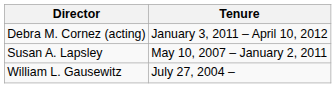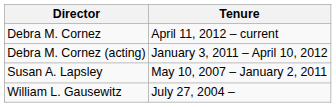+ row: (54, 33)
